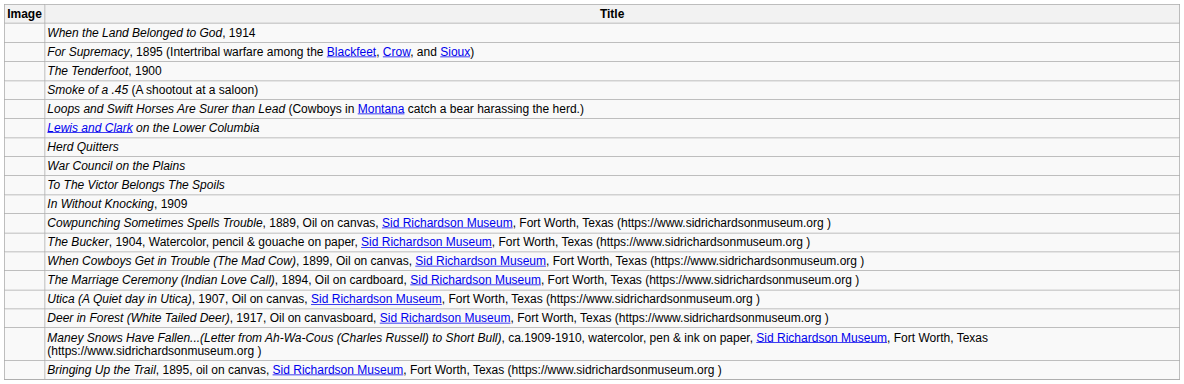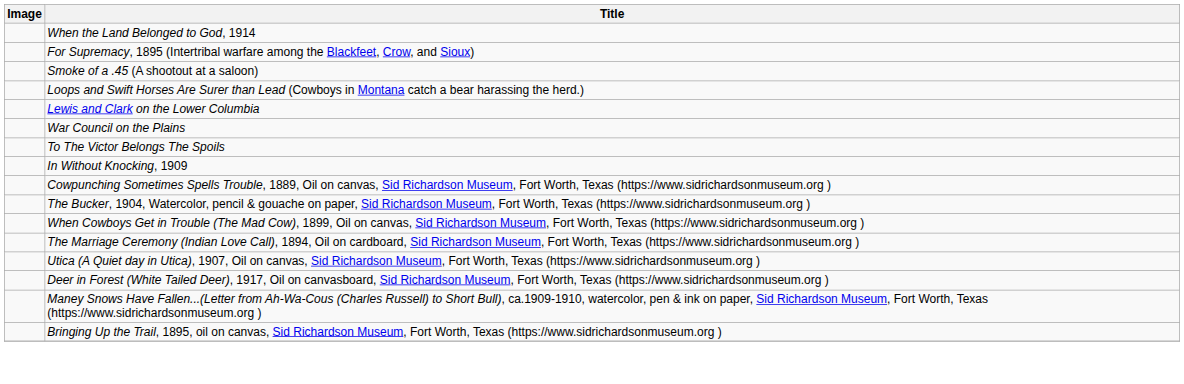- row: (105, 71)
- row: (83, 147)
